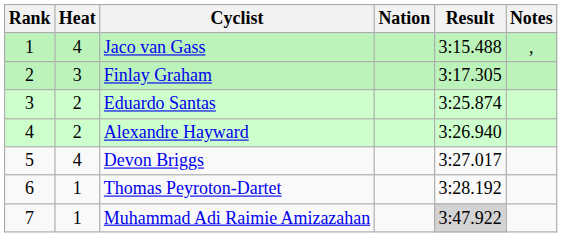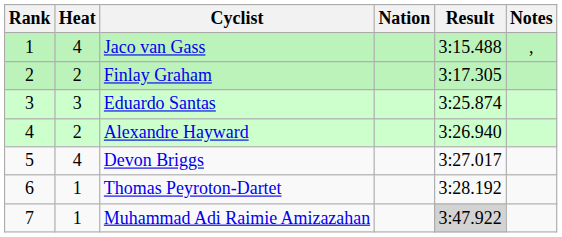(77, 75) 3 -> (77, 75) 2
(77, 103) 2 -> (77, 103) 3
